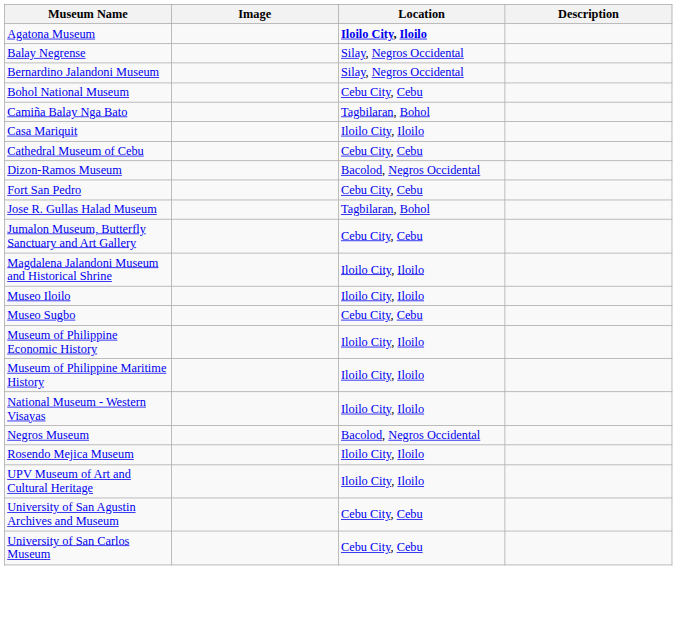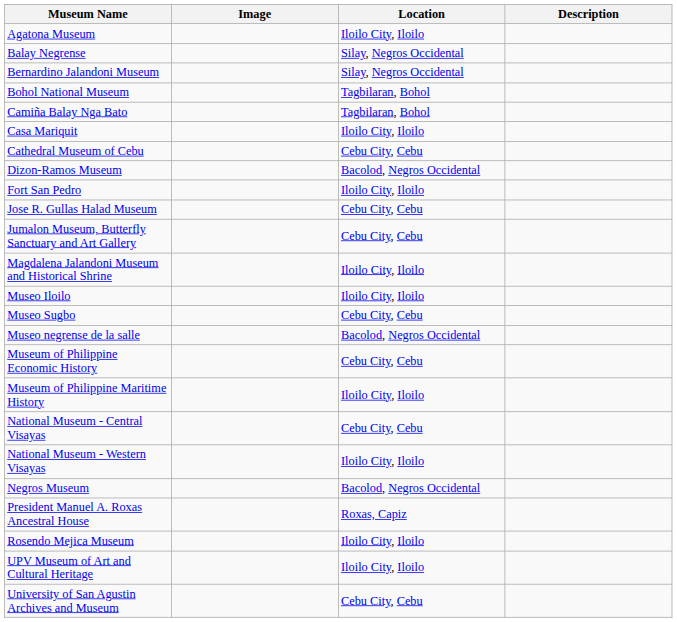(384, 33) bold -> (383, 33) normal
(382, 92) Cebu City, Cebu -> (385, 92) Tagbilaran, Bohol
(382, 190) Cebu City, Cebu -> (383, 190) Iloilo City, Iloilo
(385, 209) Tagbilaran, Bohol -> (382, 209) Cebu City, Cebu
+ row: (74, 335)
(383, 342) Iloilo City, Iloilo -> (382, 361) Cebu City, Cebu
+ row: (75, 428)
+ row: (75, 514)
- row: (68, 548)
